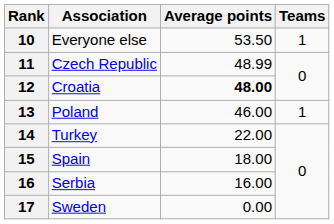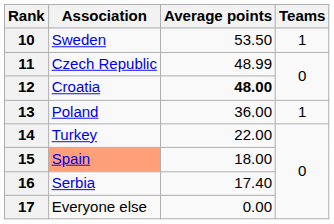(99, 40) Everyone else -> (79, 40) Sweden
(253, 111) 46.00 -> (253, 111) 36.00
(71, 159) no background -> (71, 159) lightsalmon background
(253, 183) 16.00 -> (253, 183) 17.40
(79, 207) Sweden -> (99, 207) Everyone else
